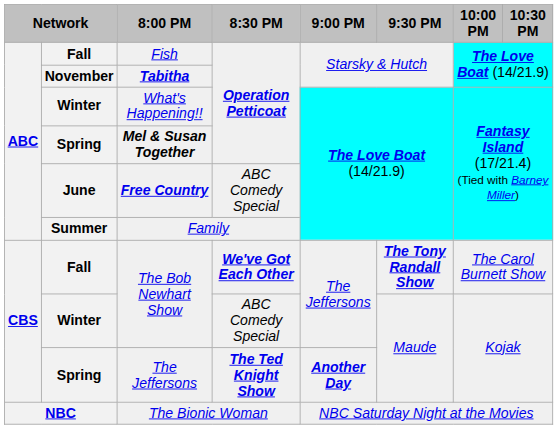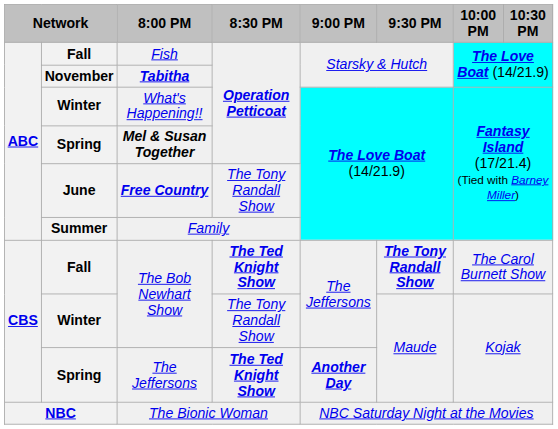(256, 190) ABC Comedy Special -> (256, 190) The Tony Randall Show
(256, 267) We've Got Each Other -> (256, 267) The Ted Knight Show
(256, 321) ABC Comedy Special -> (256, 321) The Tony Randall Show
